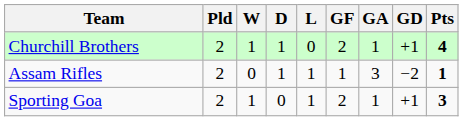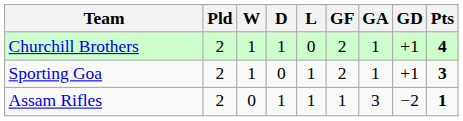rows swapped: (55, 101) <-> (55, 73)
